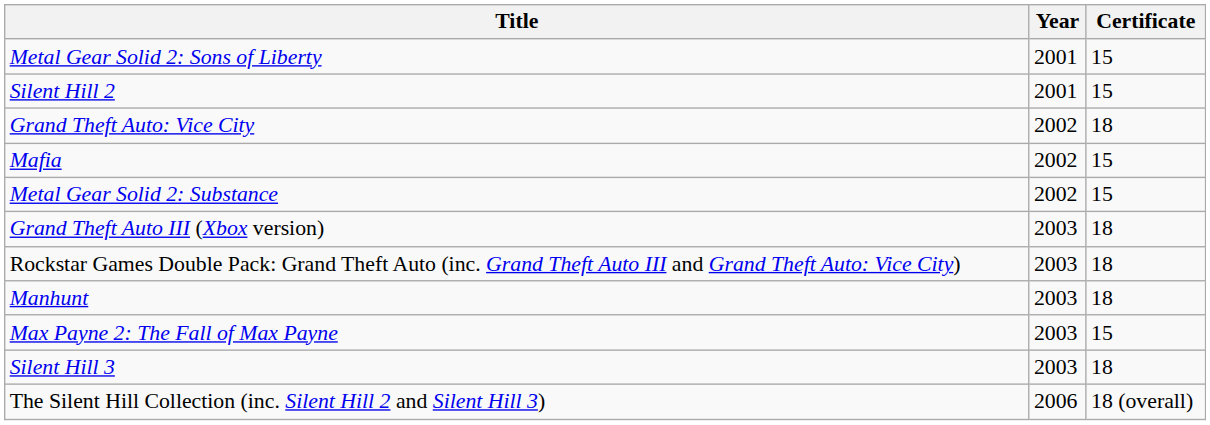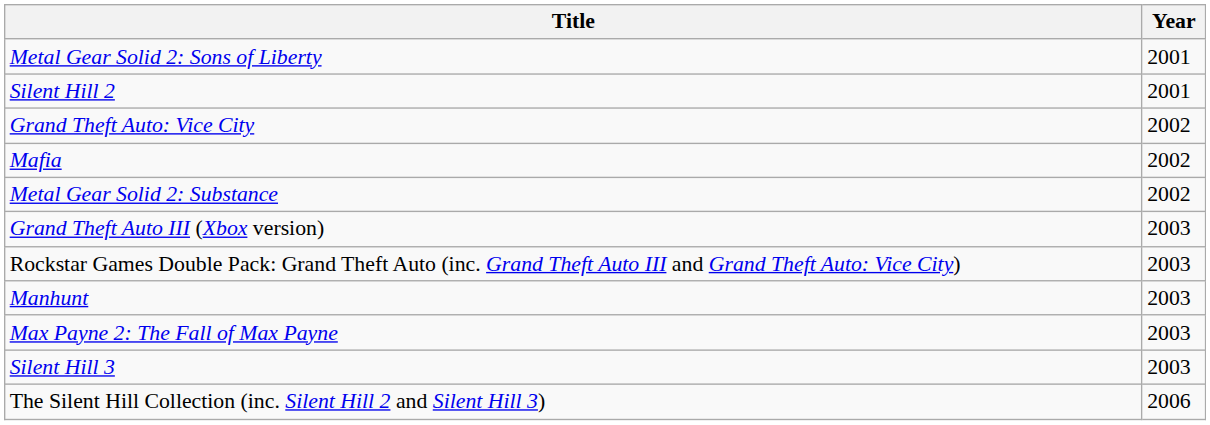- column: (1146, 21)
